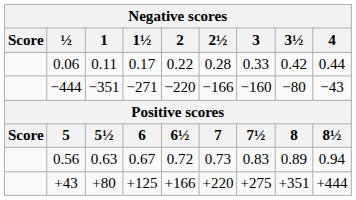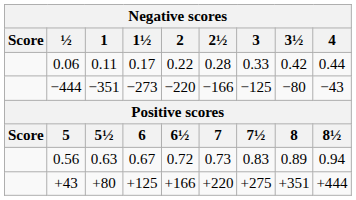(142, 87) −271 -> (142, 87) −273
(256, 87) −160 -> (256, 87) −125
